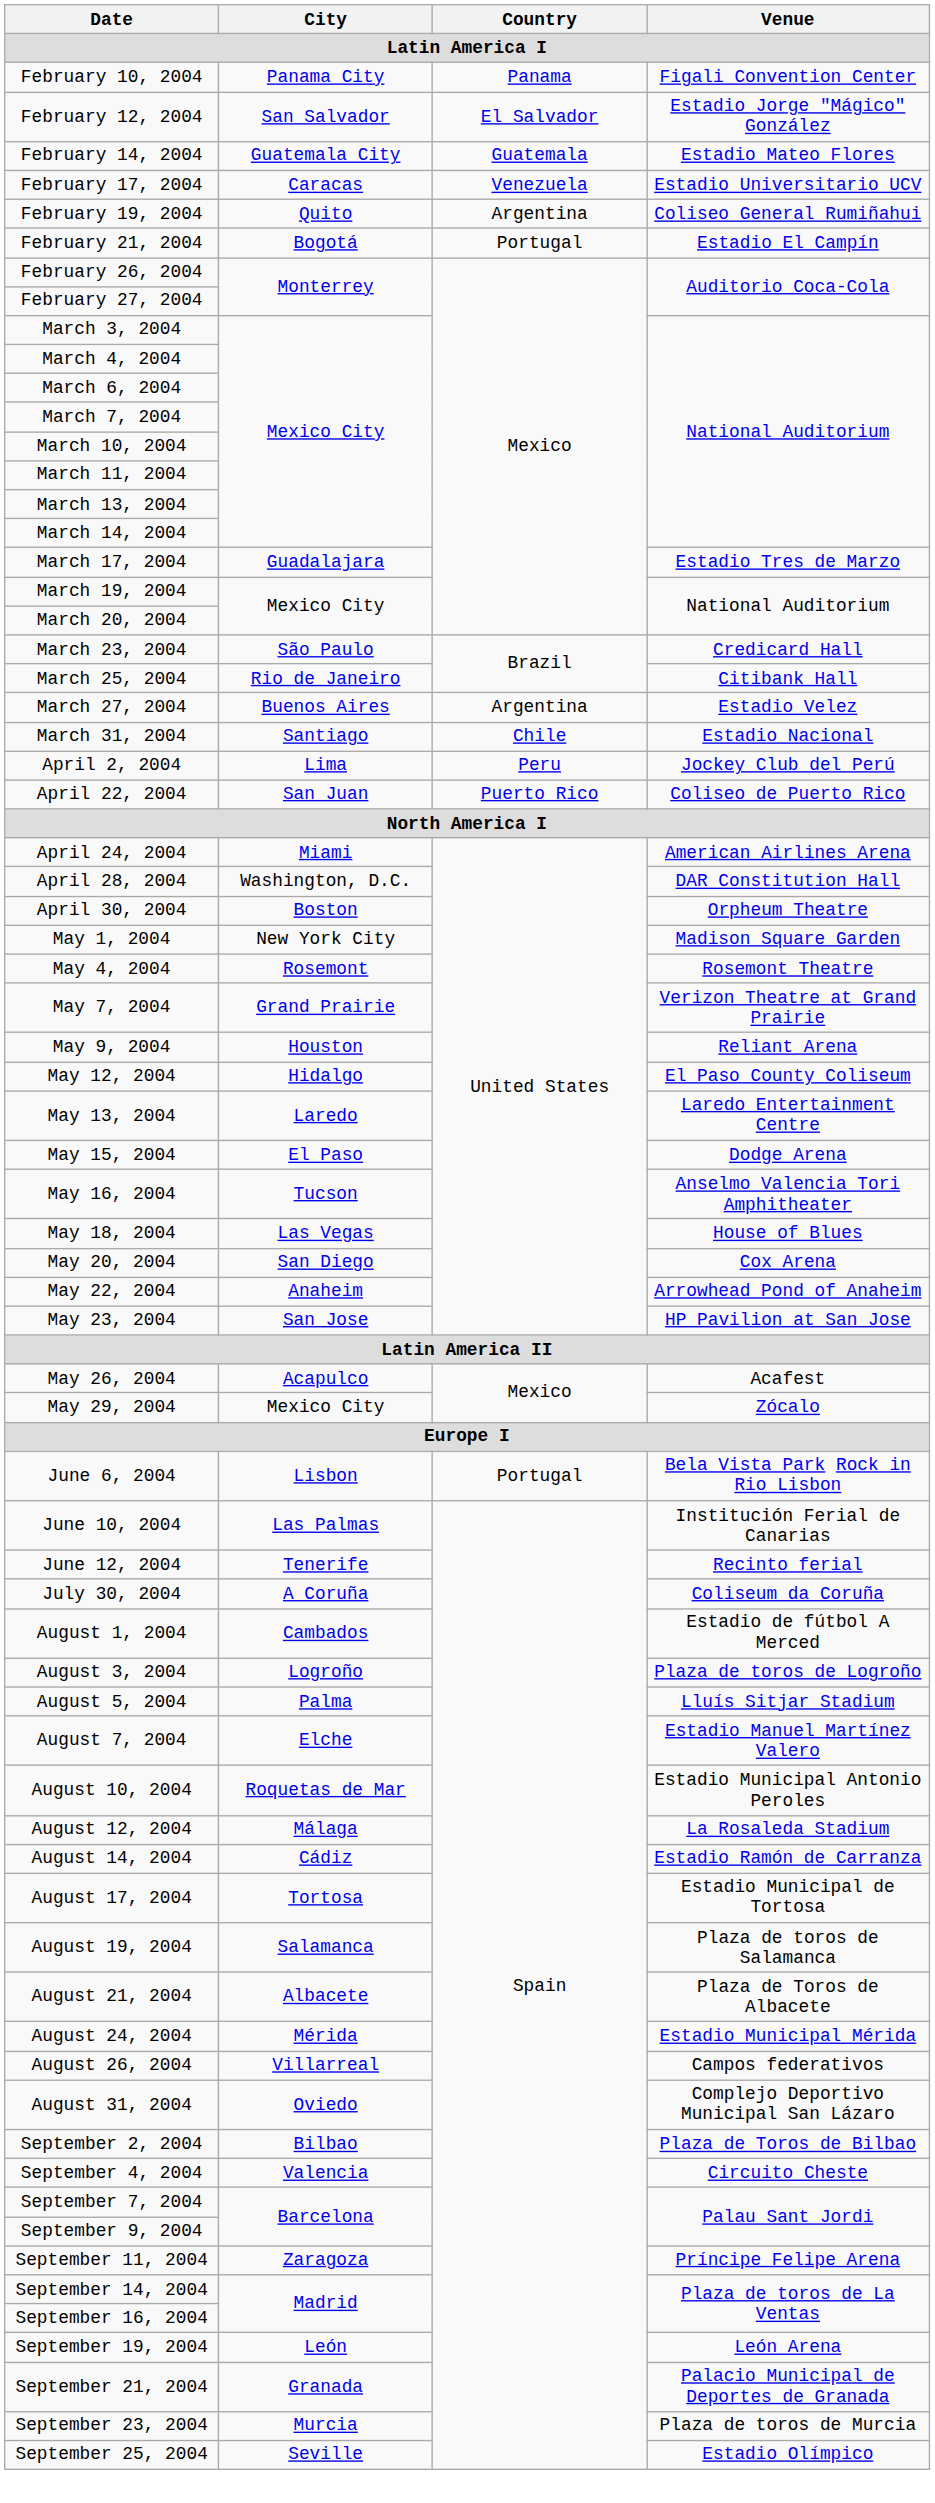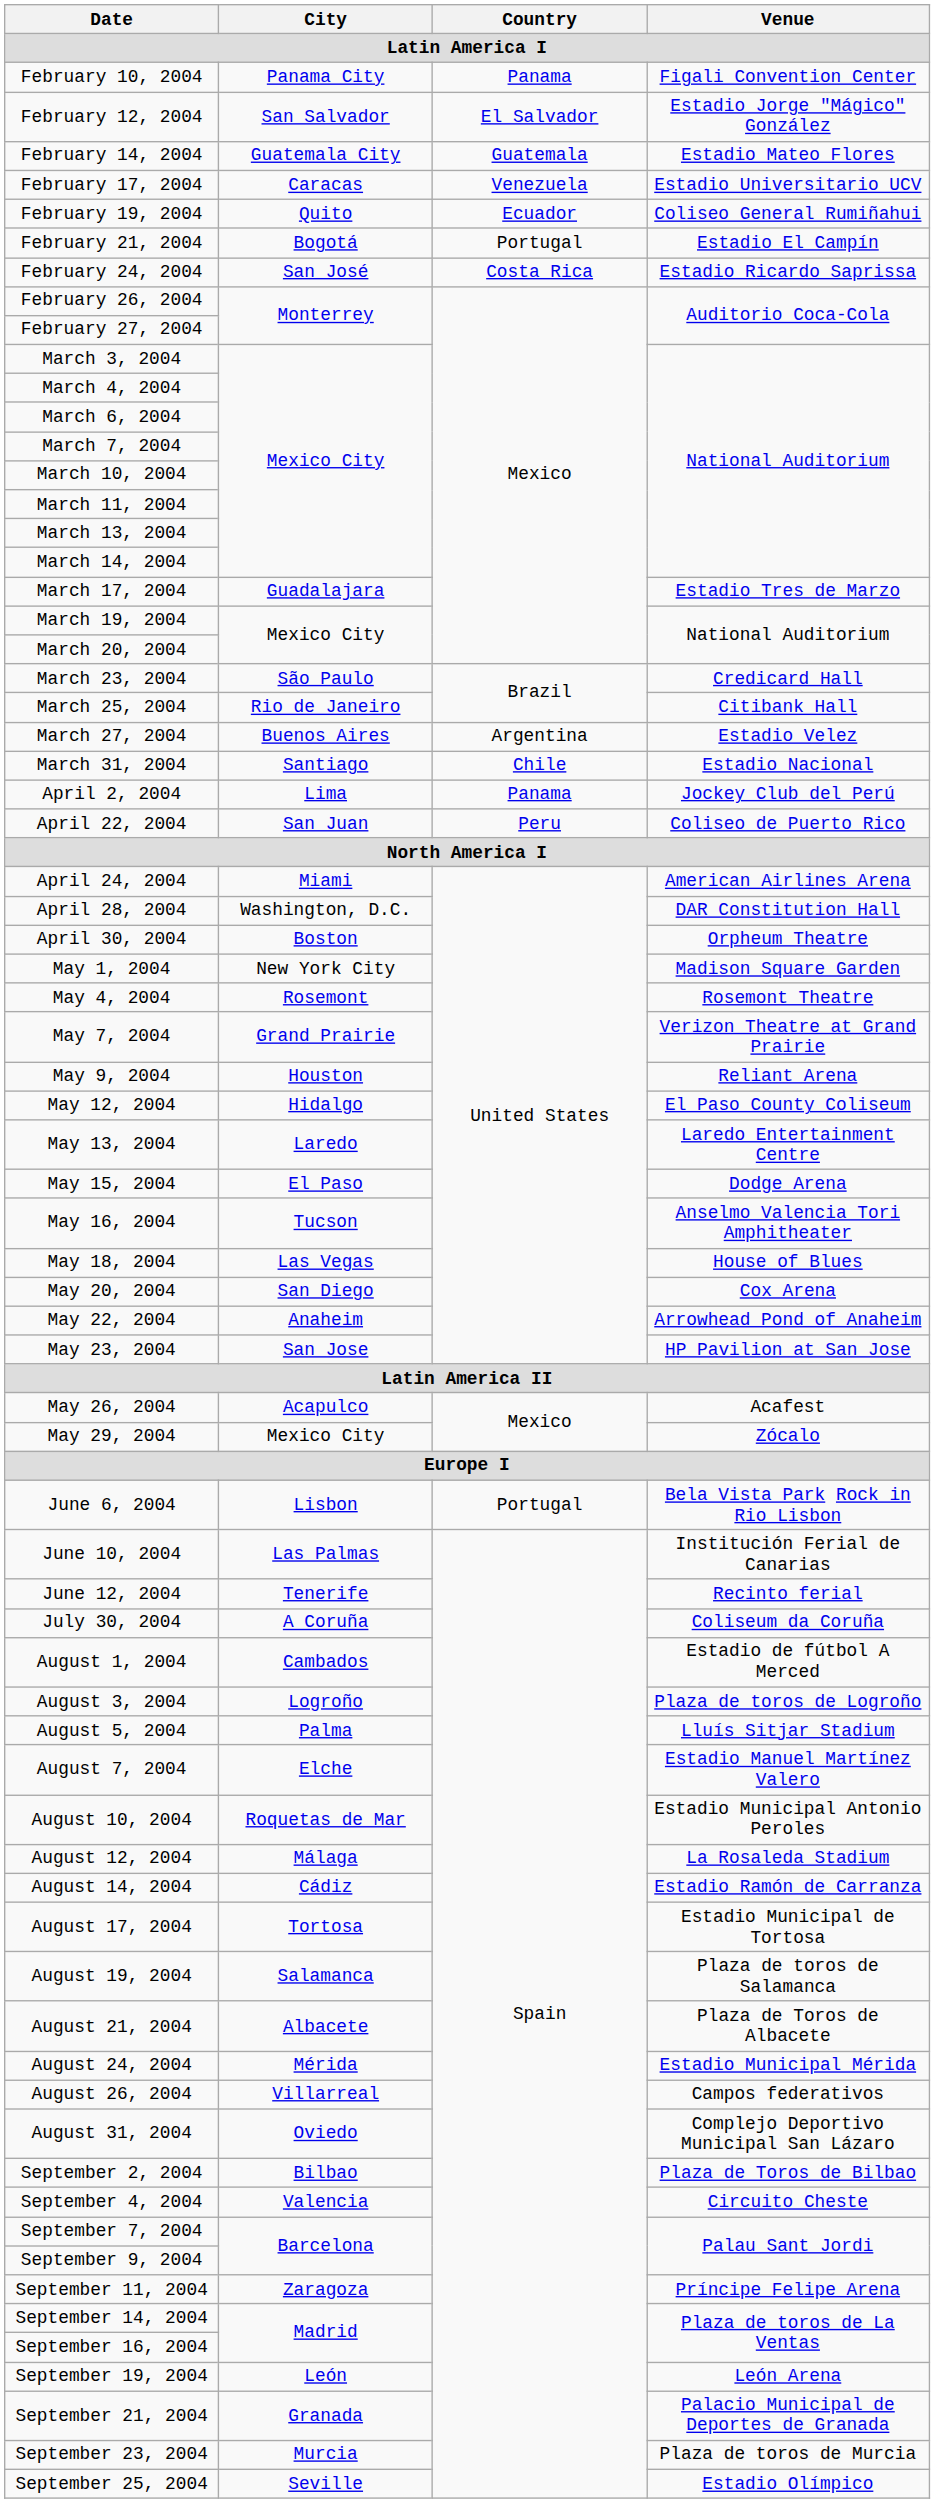(540, 214) Argentina -> (540, 214) Ecuador
+ row: (112, 272)
(540, 765) Peru -> (540, 794) Panama
(540, 794) Puerto Rico -> (540, 823) Peru
